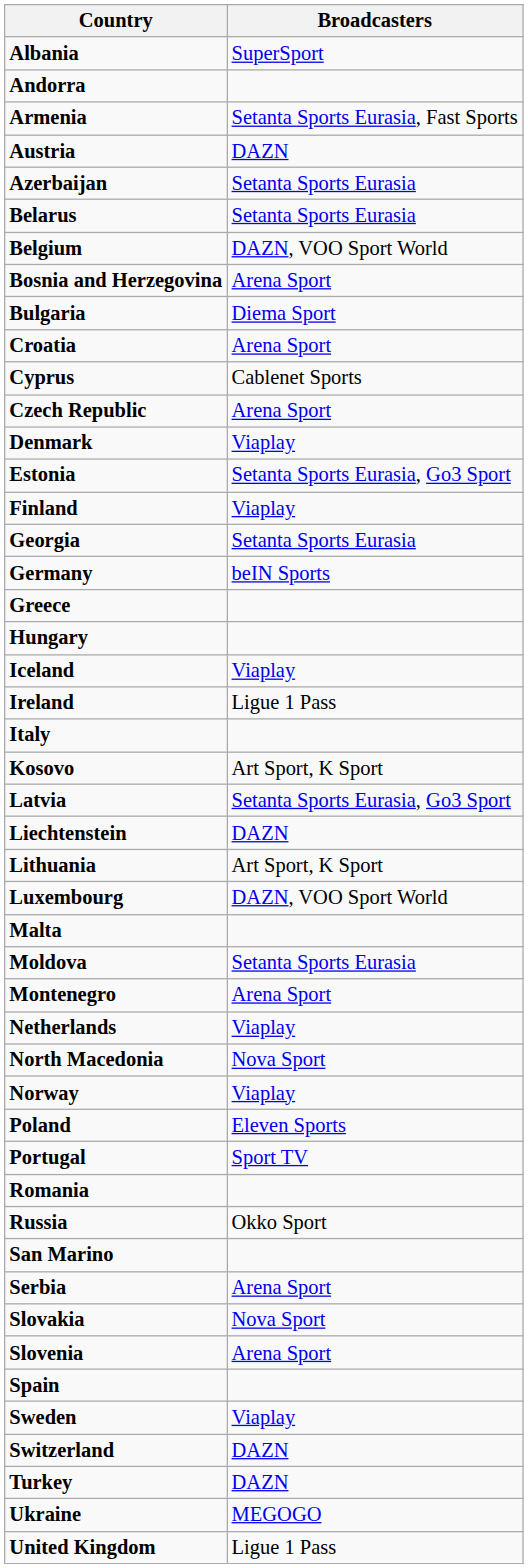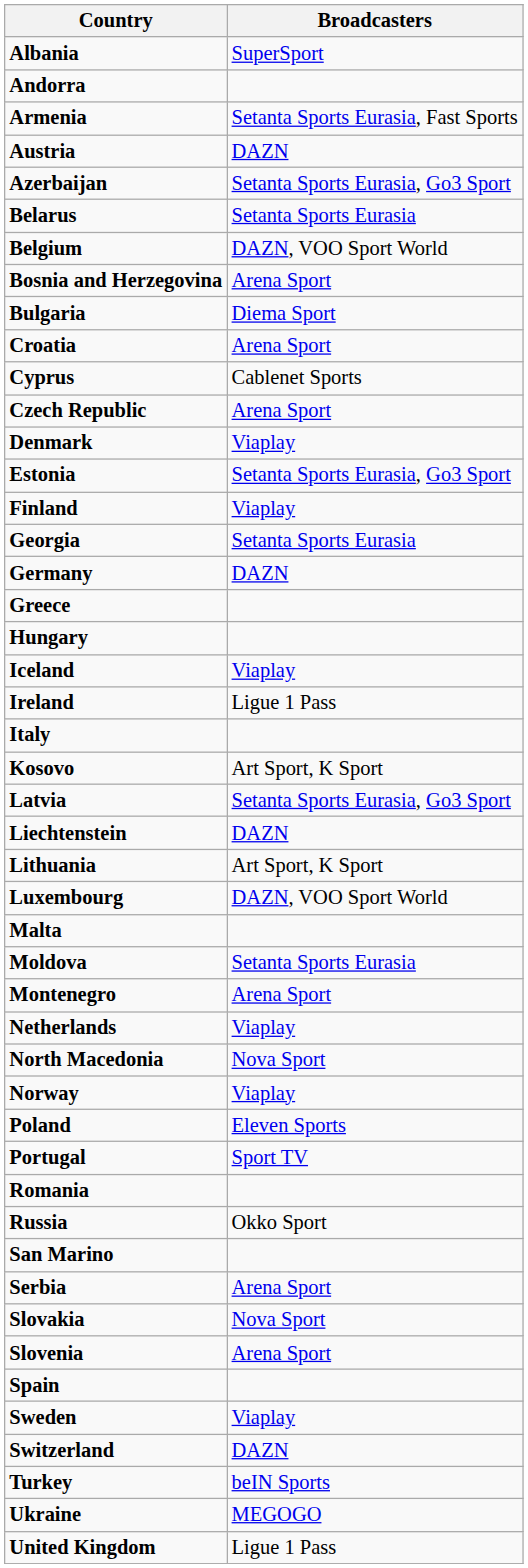(324, 183) Setanta Sports Eurasia -> (371, 183) Setanta Sports Eurasia, Go3 Sport
(281, 572) beIN Sports -> (260, 572) DAZN
(260, 1482) DAZN -> (281, 1482) beIN Sports
